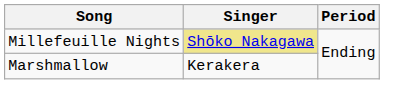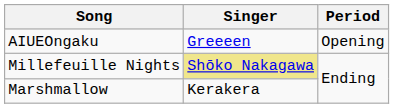+ row: (53, 41)
